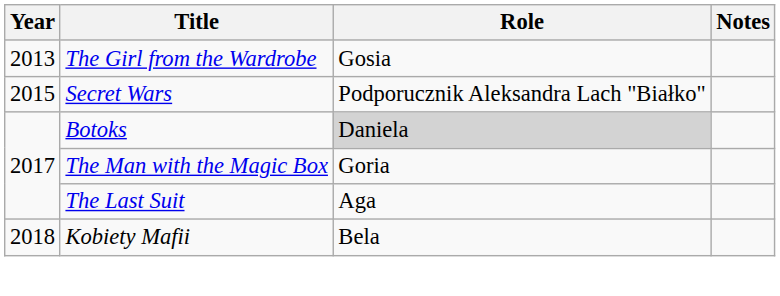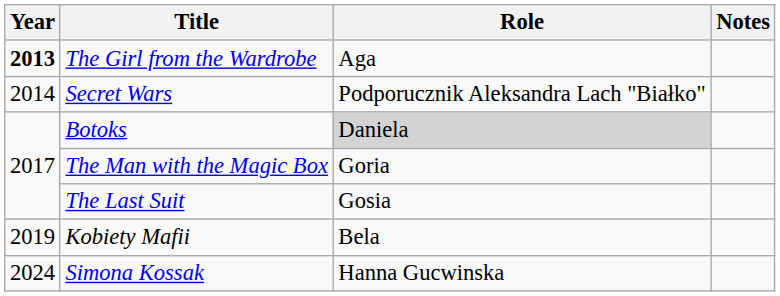(32, 58) normal -> (32, 58) bold
(365, 58) Gosia -> (357, 58) Aga
(32, 93) 2015 -> (32, 93) 2014
(357, 201) Aga -> (365, 201) Gosia
(32, 237) 2018 -> (32, 237) 2019
+ row: (135, 272)
